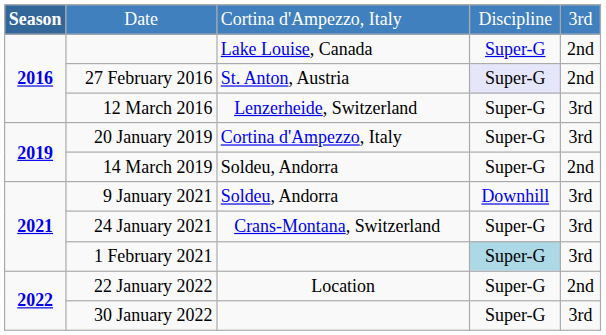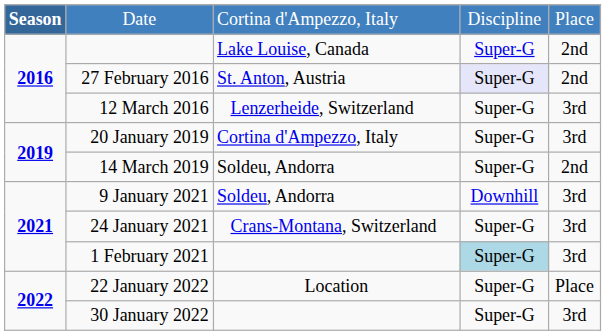(580, 19) 3rd -> (574, 19) Place
(580, 285) 2nd -> (574, 285) Place
